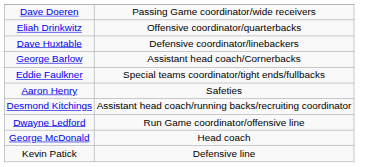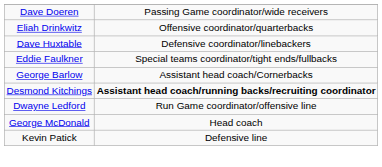rows swapped: (49, 59) <-> (49, 75)
- row: (49, 91)
(224, 106) normal -> (236, 91) bold
